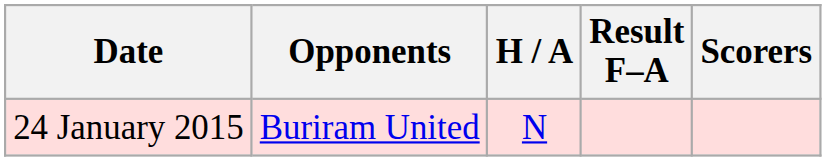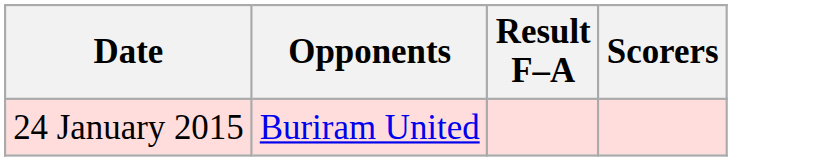- column: (535, 51)
